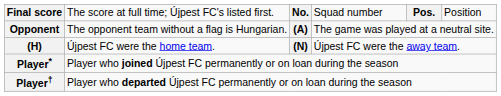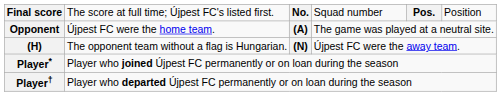(177, 29) The opponent team without a flag is Hungarian. -> (141, 29) Újpest FC were the home team.
(141, 46) Újpest FC were the home team. -> (177, 46) The opponent team without a flag is Hungarian.
